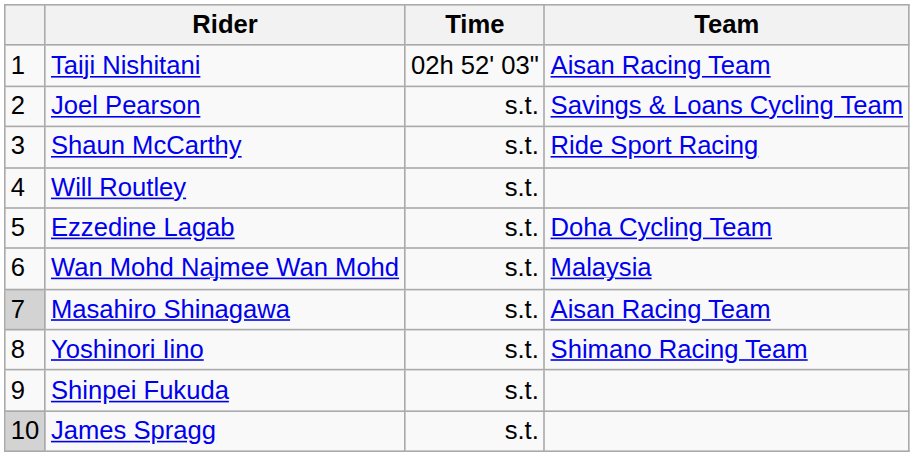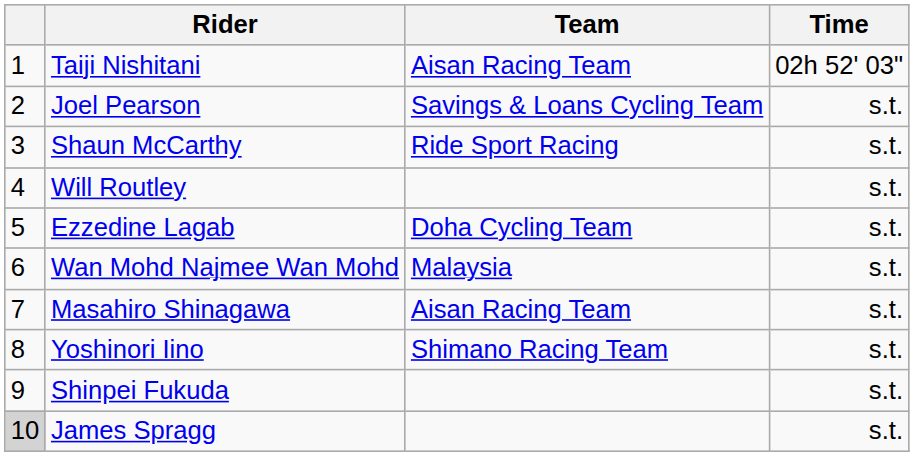columns swapped: (727, 24) <-> (475, 24)
(18, 308) lightgrey background -> (18, 308) no background
